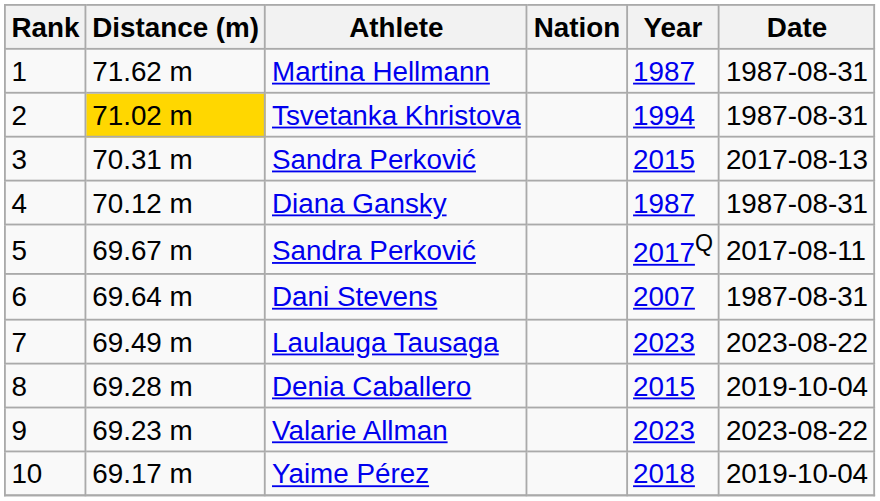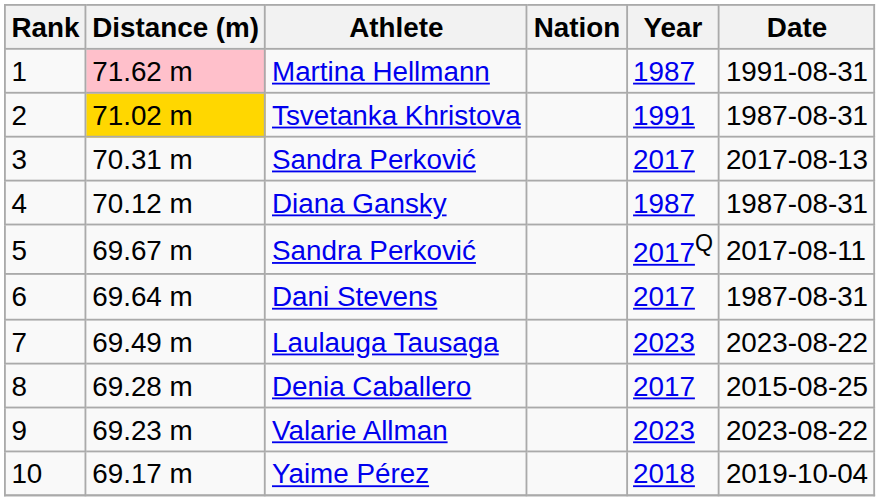(142, 71) no background -> (142, 71) pink background
(797, 71) 1987-08-31 -> (797, 71) 1991-08-31
(664, 115) 1994 -> (664, 115) 1991
(664, 159) 2015 -> (664, 159) 2017
(664, 297) 2007 -> (664, 297) 2017
(664, 385) 2015 -> (664, 385) 2017
(797, 385) 2019-10-04 -> (797, 385) 2015-08-25
